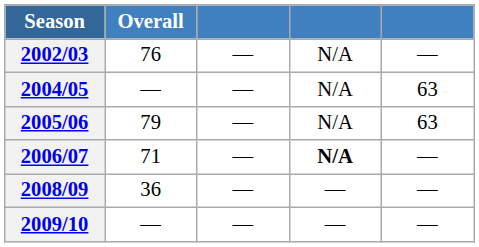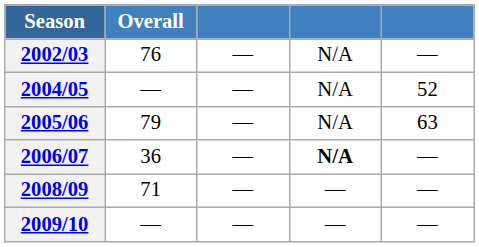(427, 88) 63 -> (427, 88) 52
(151, 156) 71 -> (151, 156) 36
(151, 189) 36 -> (151, 189) 71
